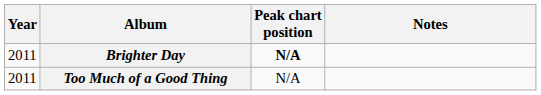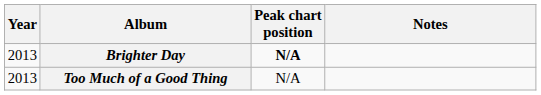(22, 55) 2011 -> (22, 55) 2013
(22, 78) 2011 -> (22, 78) 2013
